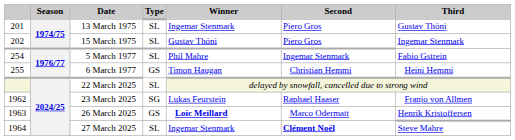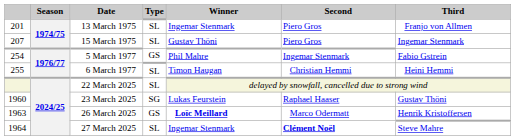(422, 26) Gustav Thöni -> (435, 26) Franjo von Allmen
(17, 40) 202 -> (17, 40) 207
(154, 56) SL -> (154, 55) GS
(154, 70) GS -> (154, 70) SL
(17, 99) 1962 -> (17, 99) 1960
(435, 99) Franjo von Allmen -> (422, 99) Gustav Thöni
